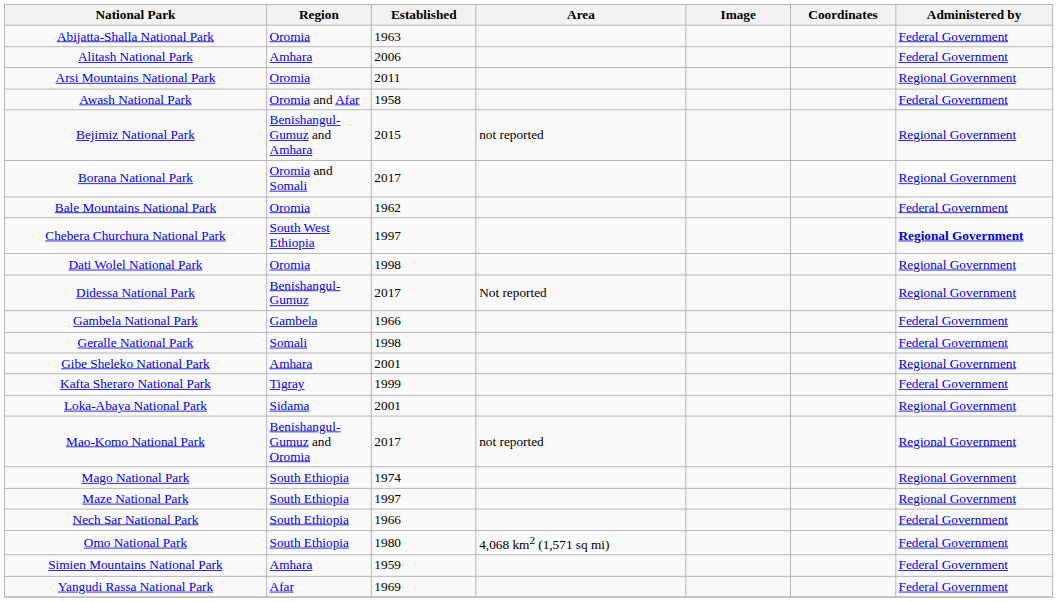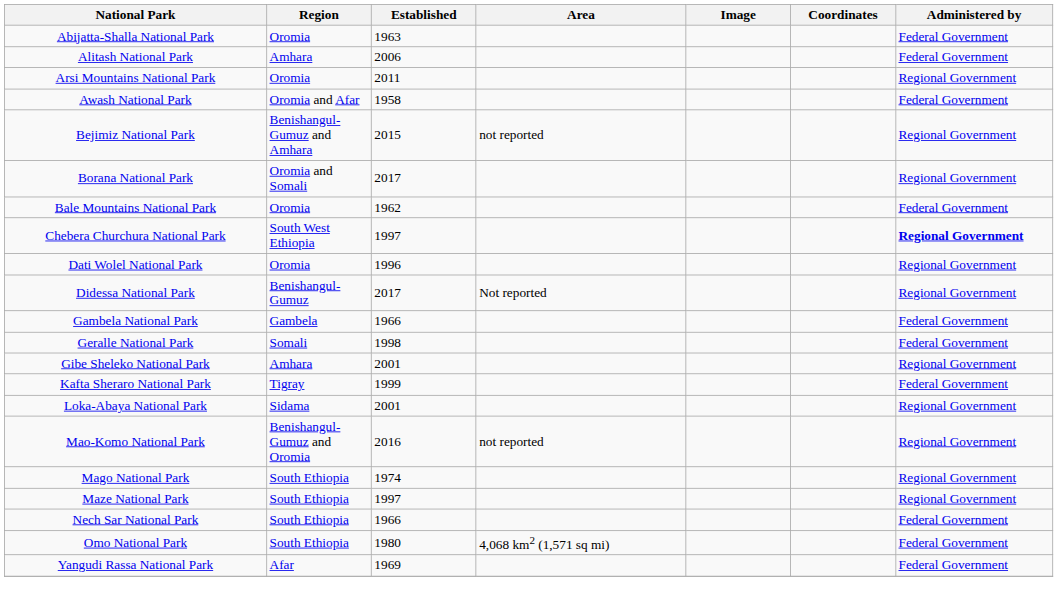(388, 264) 1998 -> (388, 264) 1996
(388, 441) 2017 -> (388, 441) 2016
- row: (135, 565)
